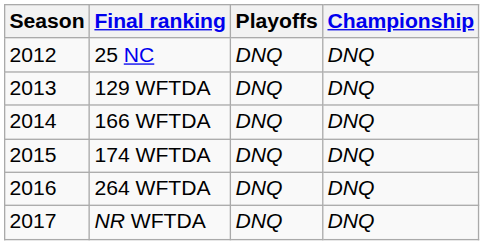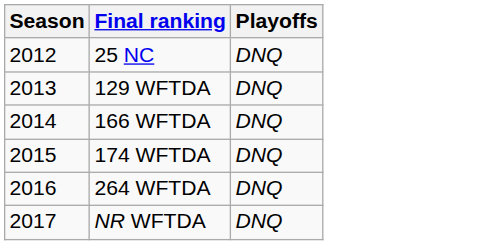- column: (401, 21)
